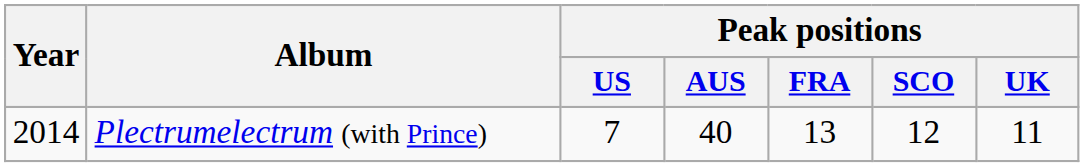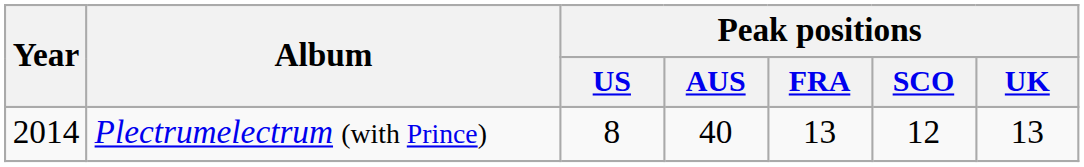(612, 133) 7 -> (612, 133) 8
(1027, 133) 11 -> (1027, 133) 13
